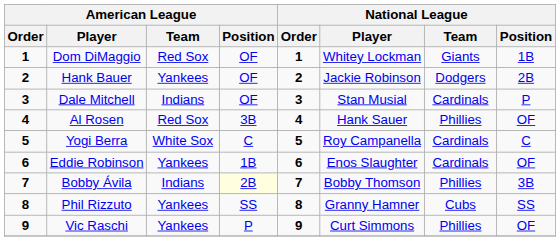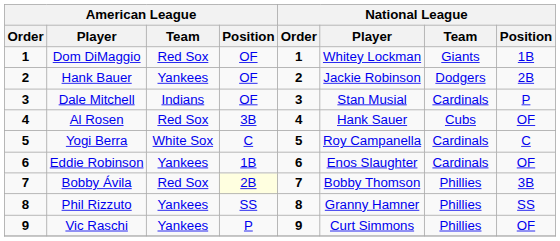(460, 120) Phillies -> (460, 120) Cubs
(183, 183) Indians -> (183, 183) Red Sox
(460, 204) Cubs -> (460, 204) Phillies
